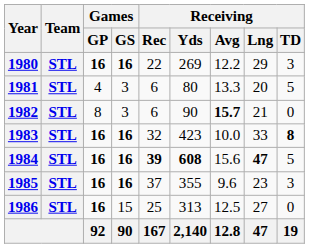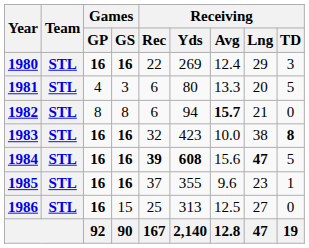(227, 64) 12.2 -> (227, 64) 12.4
(125, 111) 3 -> (125, 111) 8
(190, 111) 90 -> (190, 111) 94
(260, 135) 33 -> (260, 135) 38
(291, 183) 3 -> (291, 183) 1
